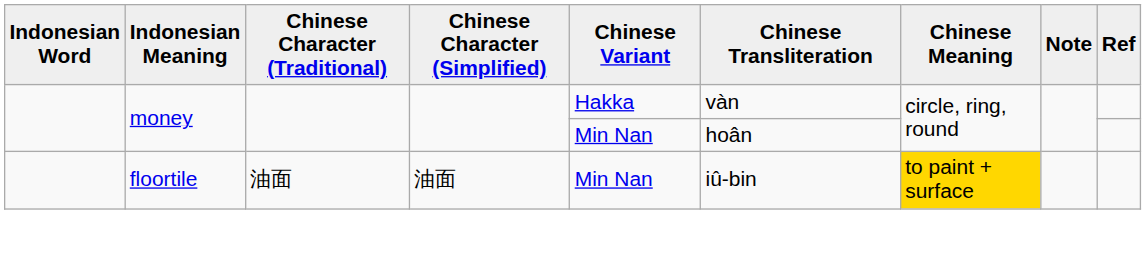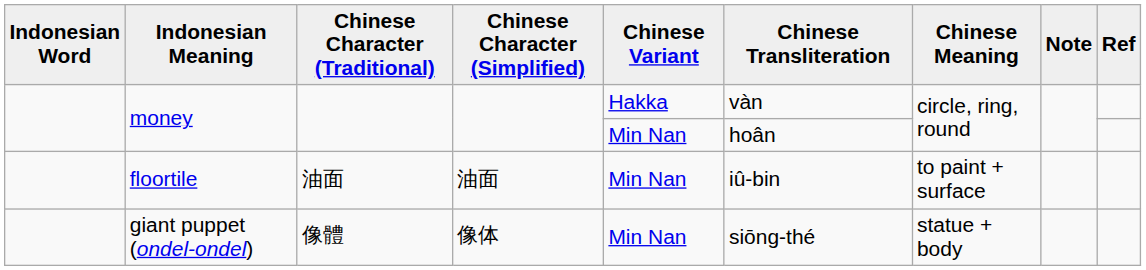(949, 179) gold background -> (960, 179) no background
+ row: (192, 236)
